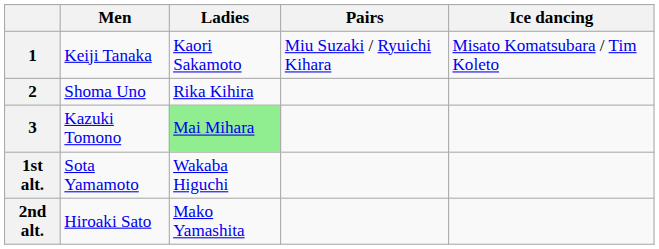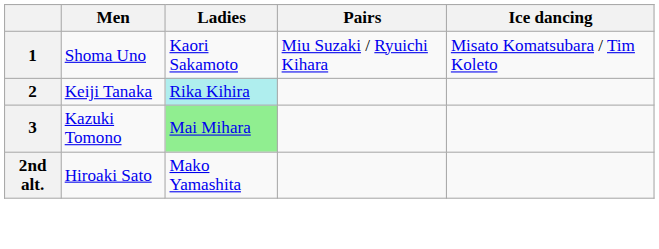(108, 54) Keiji Tanaka -> (105, 54) Shoma Uno
(105, 91) Shoma Uno -> (108, 91) Keiji Tanaka
(213, 91) no background -> (210, 91) paleturquoise background
- row: (32, 174)
